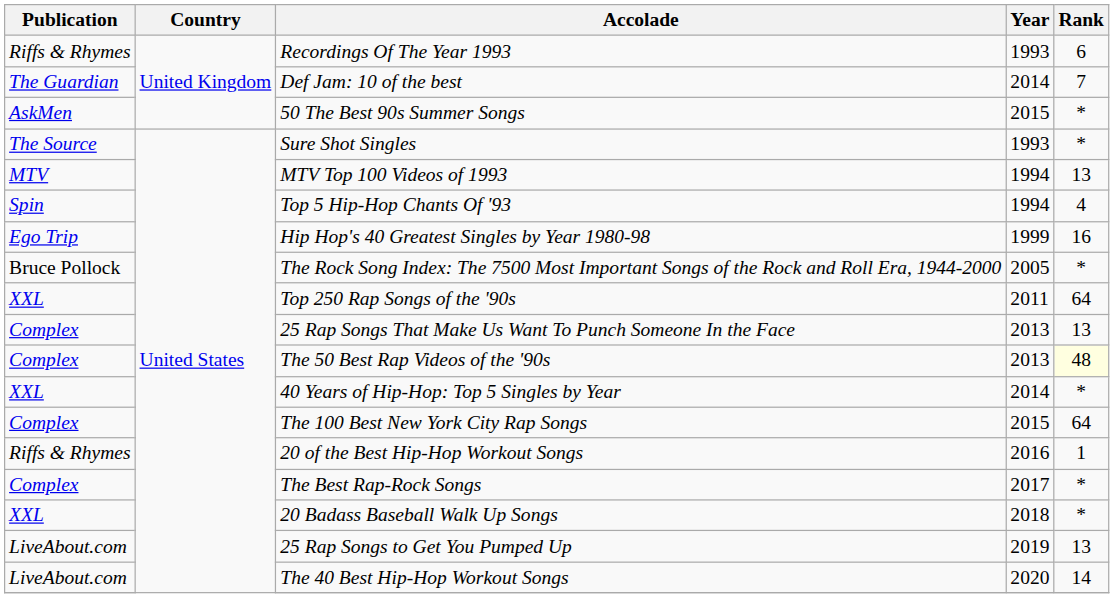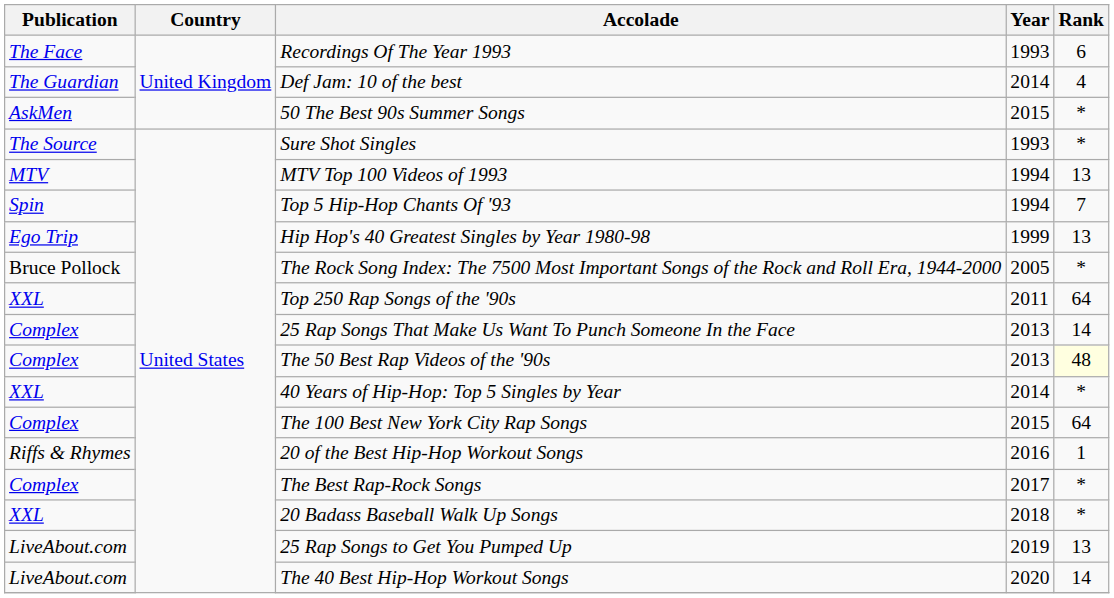(70, 50) Riffs & Rhymes -> (46, 50) The Face
(1081, 81) 7 -> (1081, 81) 4
(1081, 205) 4 -> (1081, 205) 7
(1081, 236) 16 -> (1081, 236) 13
(1081, 329) 13 -> (1081, 329) 14
